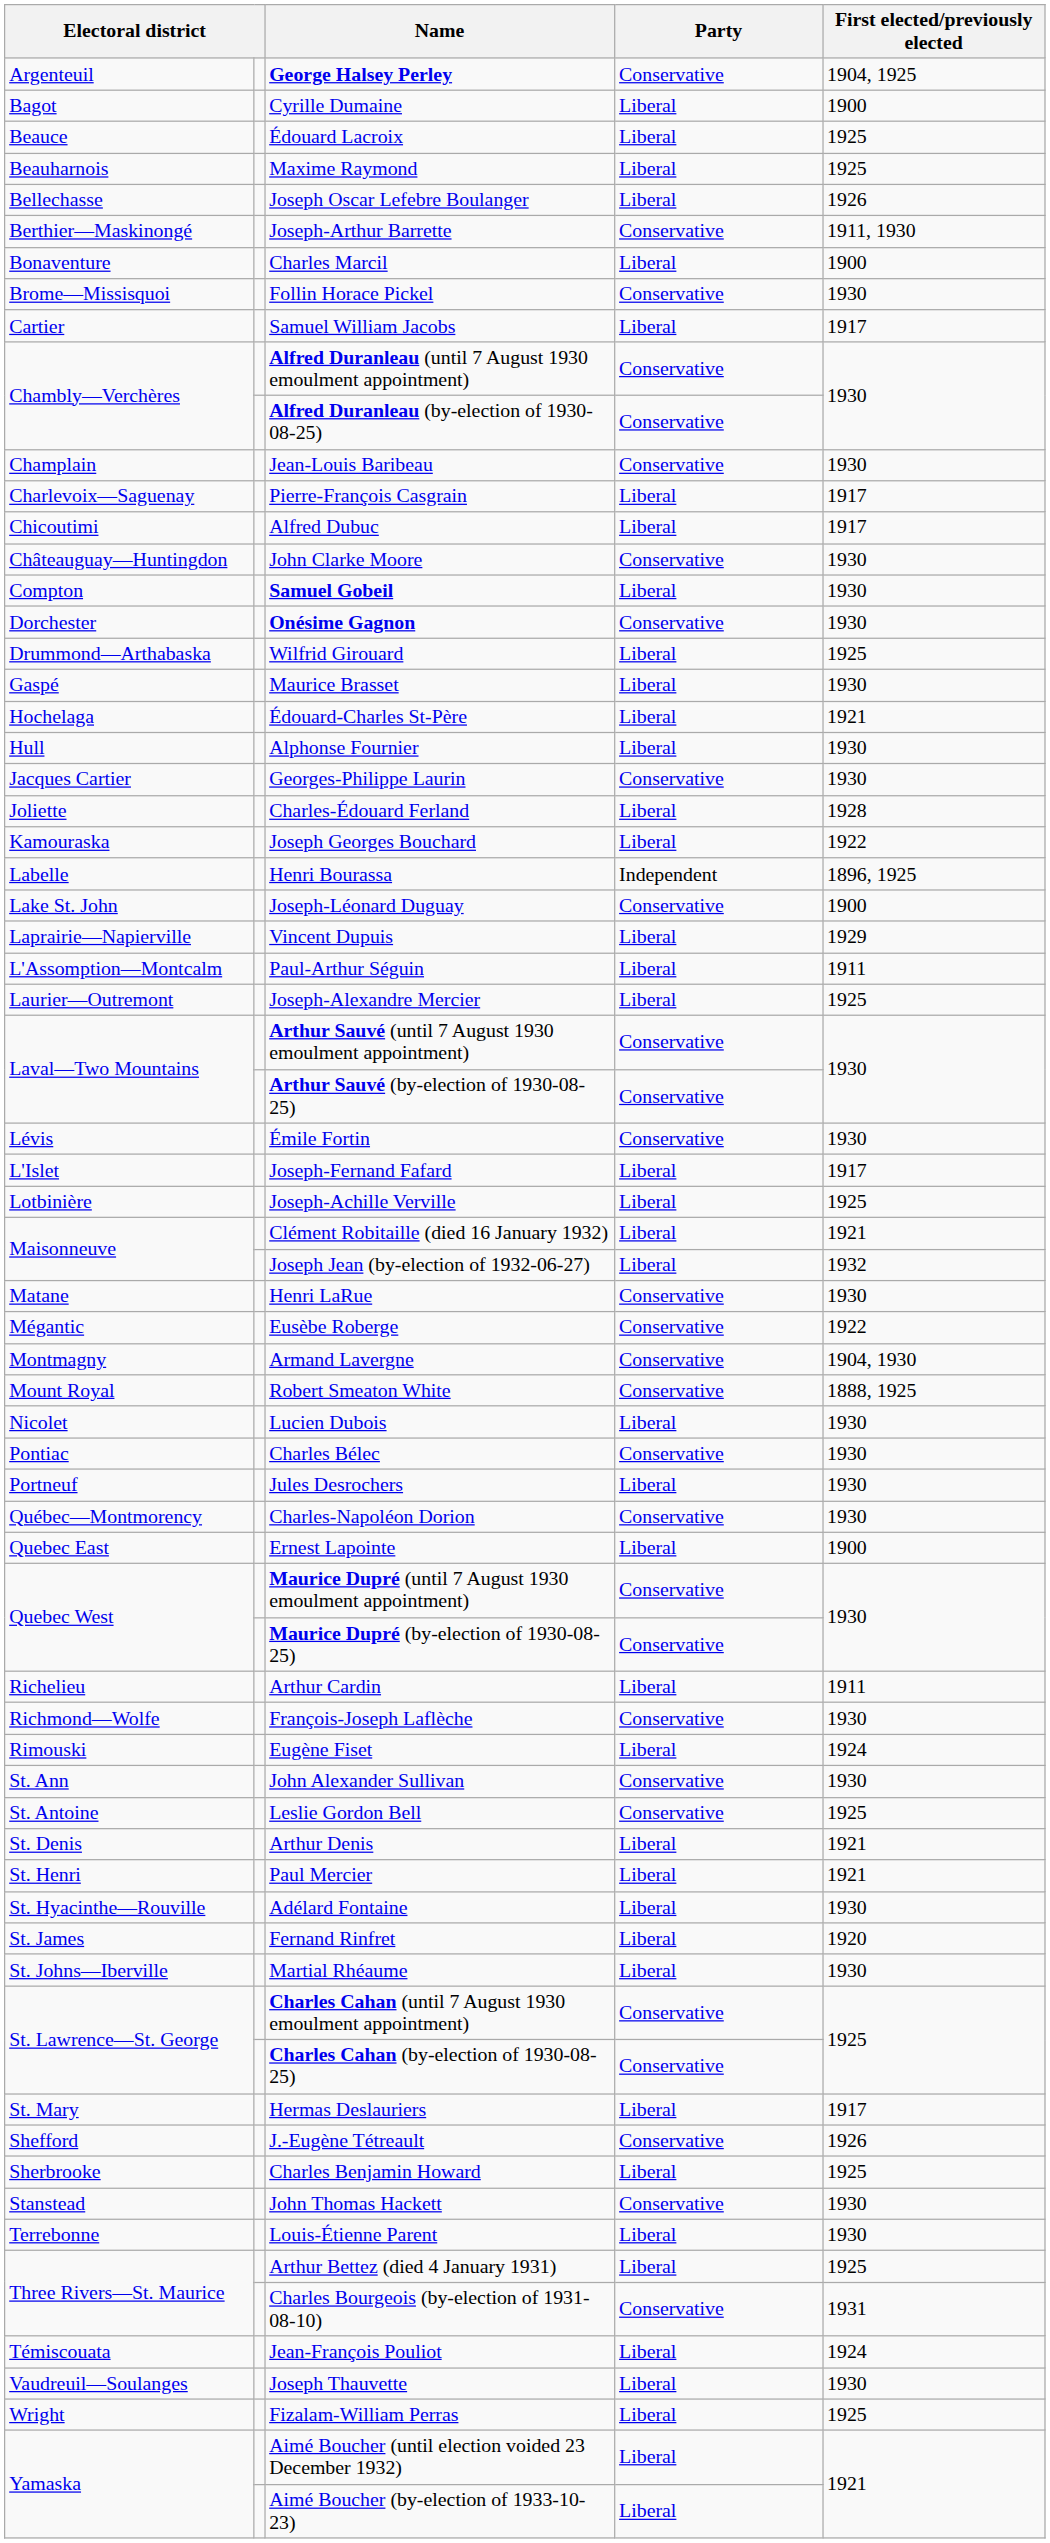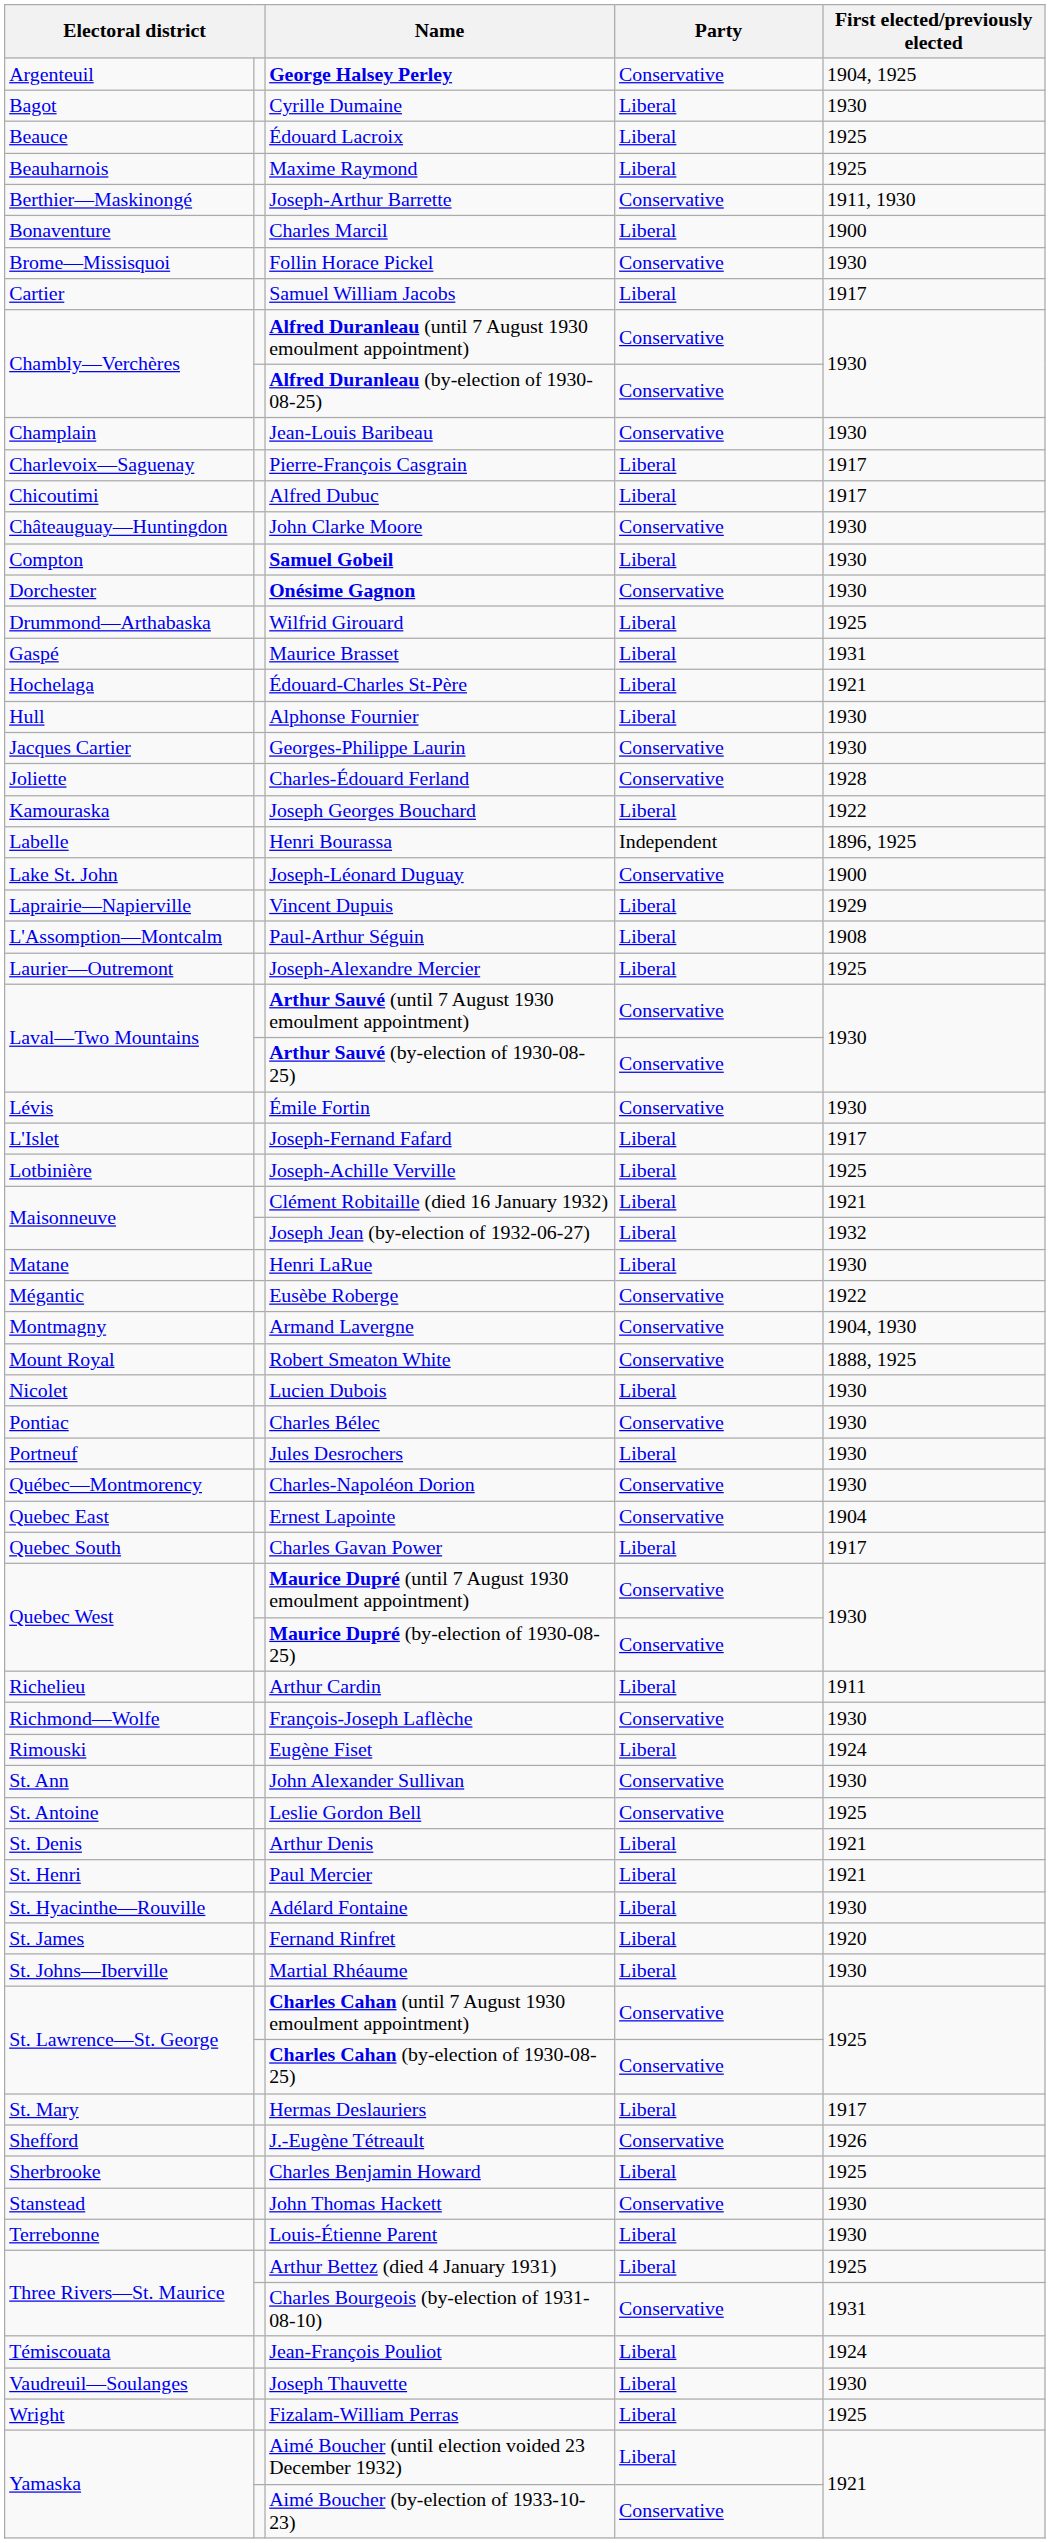(847, 105) 1900 -> (847, 105) 1930
- row: (399, 199)
(847, 685) 1930 -> (847, 653) 1931
(648, 810) Liberal -> (671, 779) Conservative
(847, 968) 1911 -> (847, 936) 1908
(671, 1296) Conservative -> (648, 1264) Liberal
(648, 1547) Liberal -> (671, 1516) Conservative
(847, 1547) 1900 -> (847, 1516) 1904
+ row: (356, 1547)
(648, 2510) Liberal -> (671, 2510) Conservative
